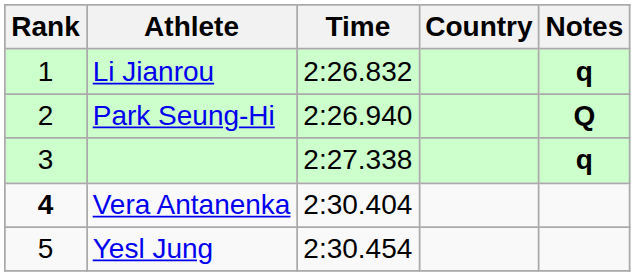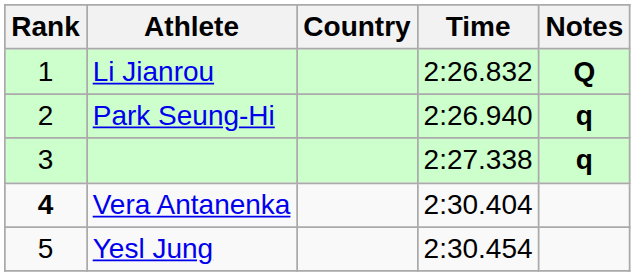columns swapped: (479, 26) <-> (358, 26)
(584, 71) q -> (584, 71) Q
(584, 115) Q -> (584, 115) q
